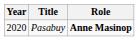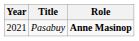(17, 28) 2020 -> (17, 28) 2021
